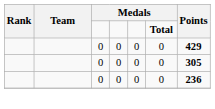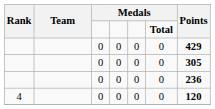+ row: (19, 96)
